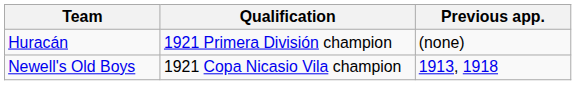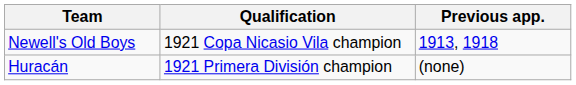rows swapped: (38, 42) <-> (72, 67)
